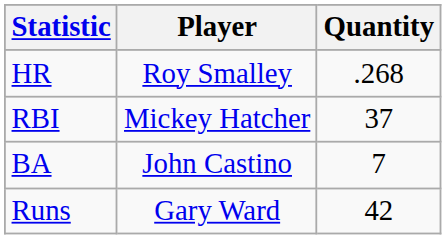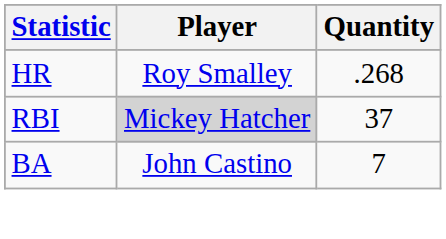(217, 118) no background -> (217, 118) lightgrey background
- row: (41, 210)
